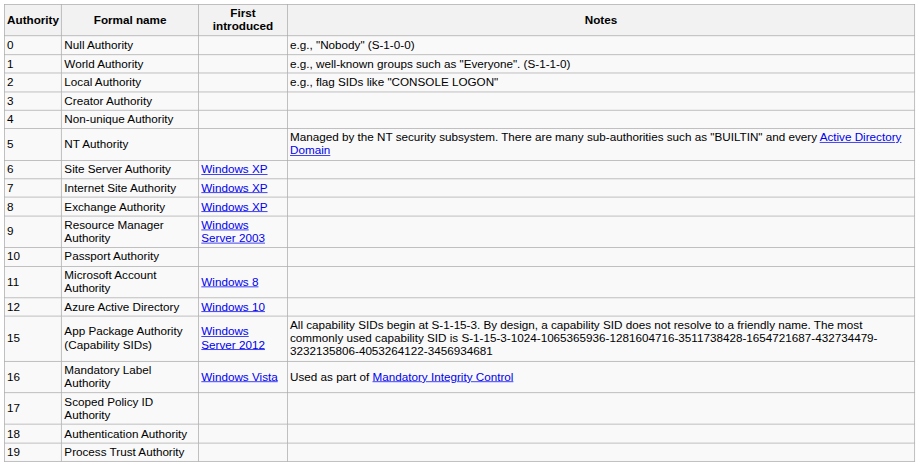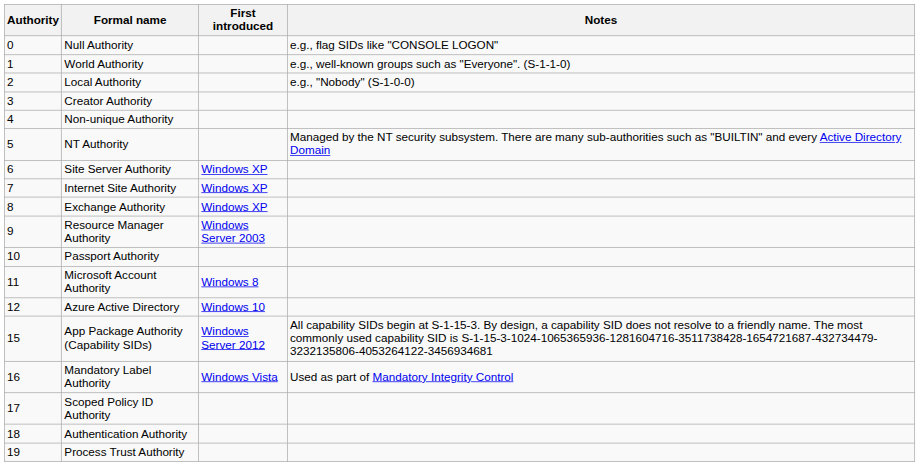(352, 45) e.g., "Nobody" (S-1-0-0) -> (394, 45) e.g., flag SIDs like "CONSOLE LOGON"
(394, 82) e.g., flag SIDs like "CONSOLE LOGON" -> (352, 82) e.g., "Nobody" (S-1-0-0)
